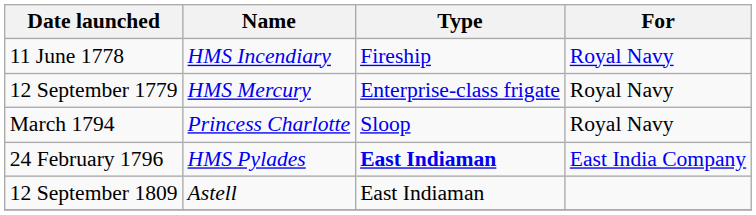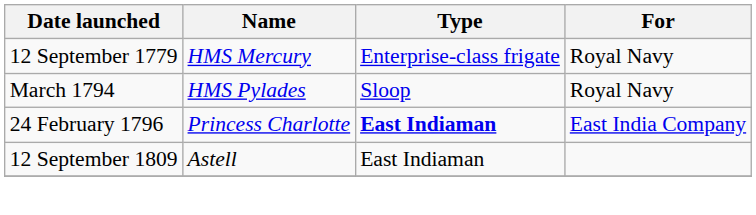- row: (67, 55)
(269, 124) Princess Charlotte -> (247, 90) HMS Pylades
(247, 158) HMS Pylades -> (269, 124) Princess Charlotte
